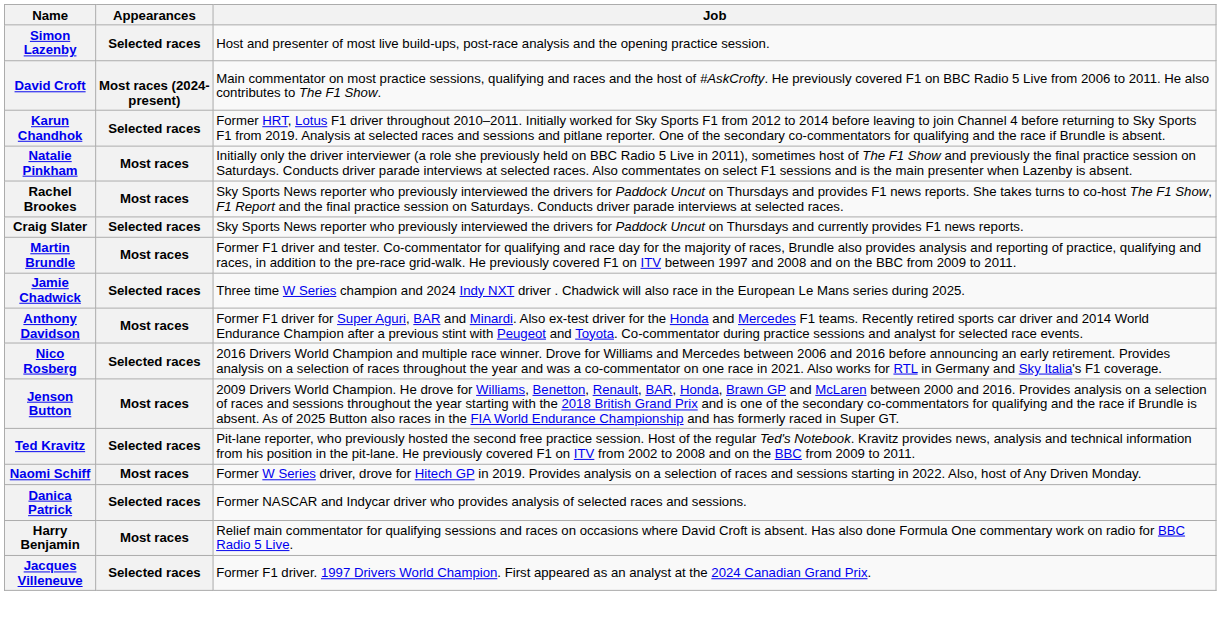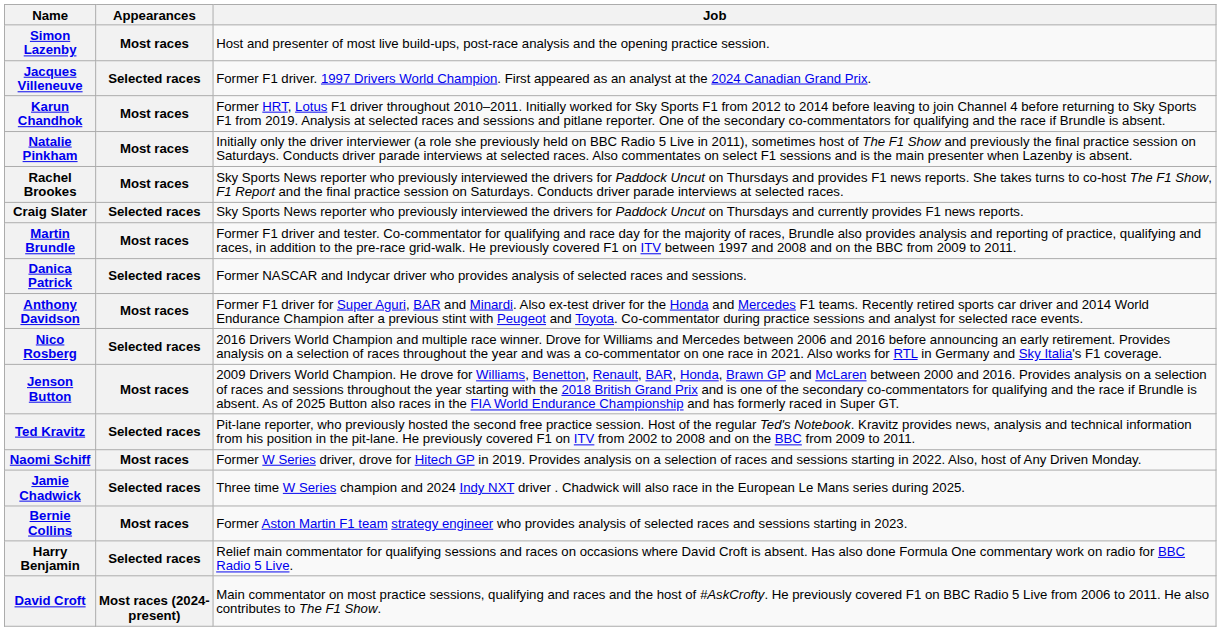(154, 43) Selected races -> (154, 43) Most races
rows swapped: (50, 85) <-> (50, 573)
(154, 128) Selected races -> (154, 113) Most races
rows swapped: (50, 290) <-> (50, 502)
+ row: (50, 523)
(154, 537) Most races -> (154, 558) Selected races
